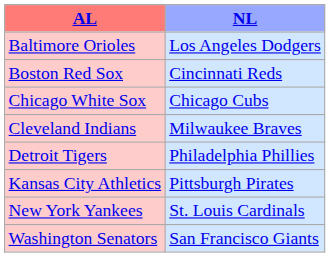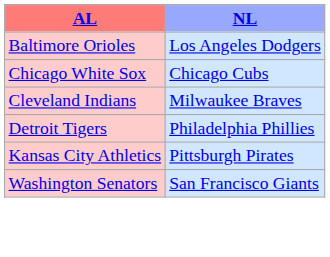- row: (66, 73)
- row: (76, 210)
